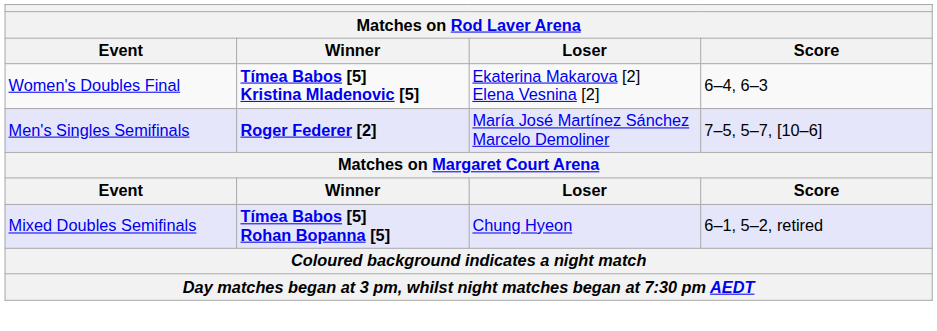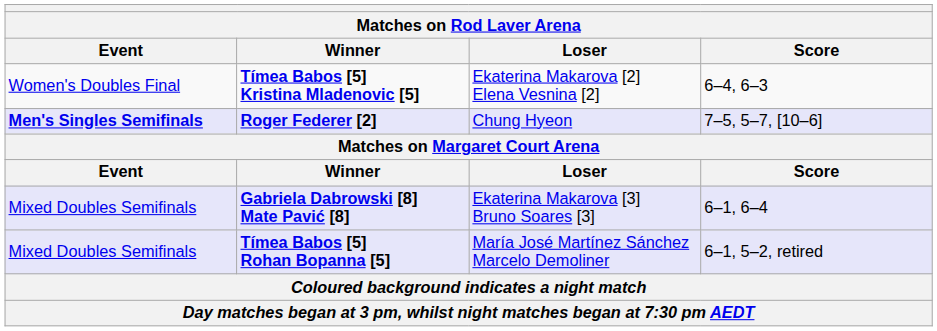(99, 130) normal -> (106, 120) bold
(581, 130) María José Martínez Sánchez Marcelo Demoliner -> (522, 120) Chung Hyeon
+ row: (329, 207)
(522, 226) Chung Hyeon -> (581, 252) María José Martínez Sánchez Marcelo Demoliner
